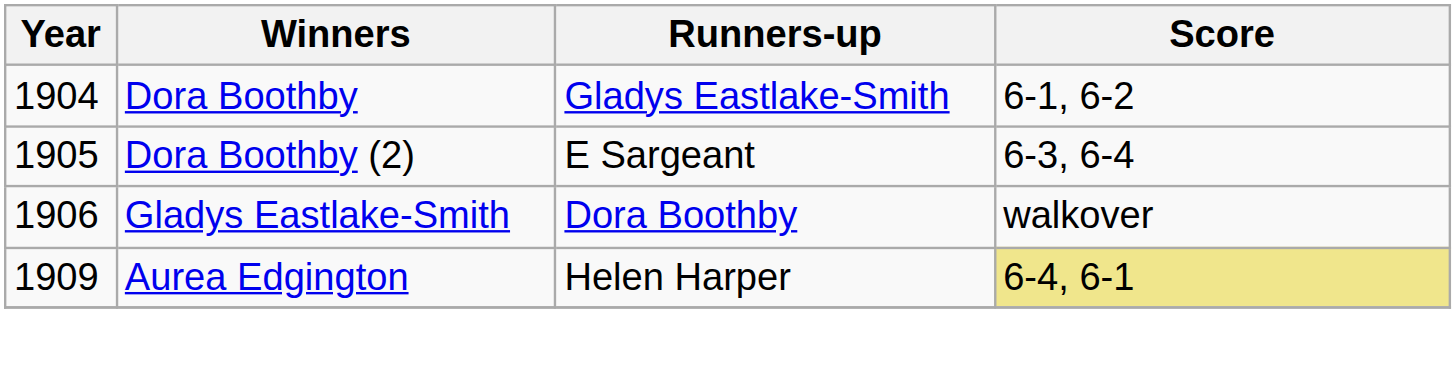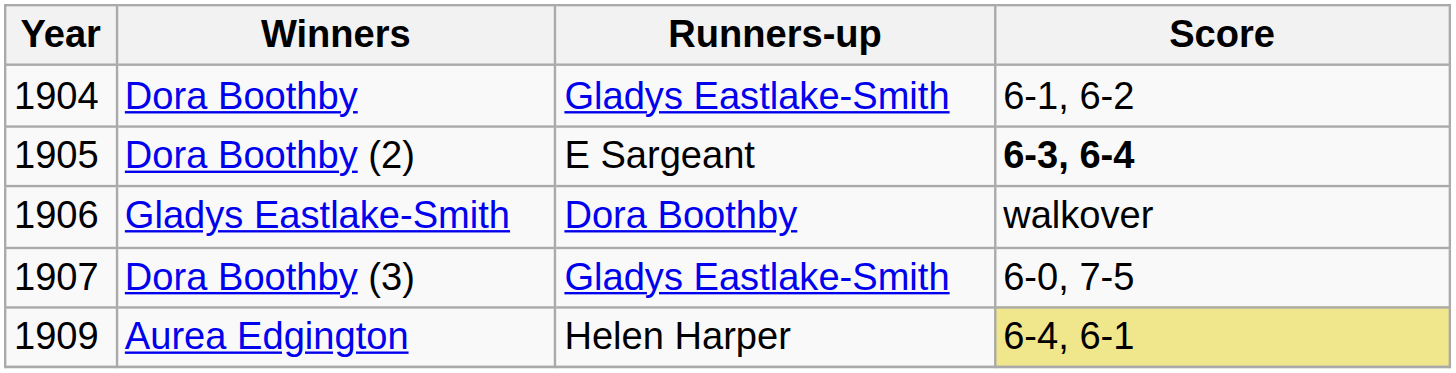(1069, 155) normal -> (1069, 155) bold
+ row: (270, 276)
